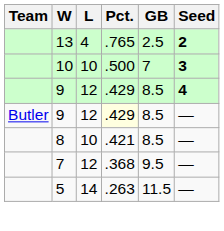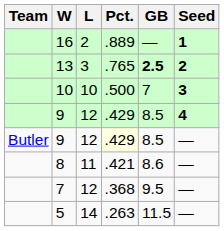+ row: (28, 41)
(84, 41) 4 -> (84, 66) 3
(153, 41) normal -> (153, 66) bold
(89, 139) 10 -> (88, 164) 11
(153, 139) 8.5 -> (153, 164) 8.6
